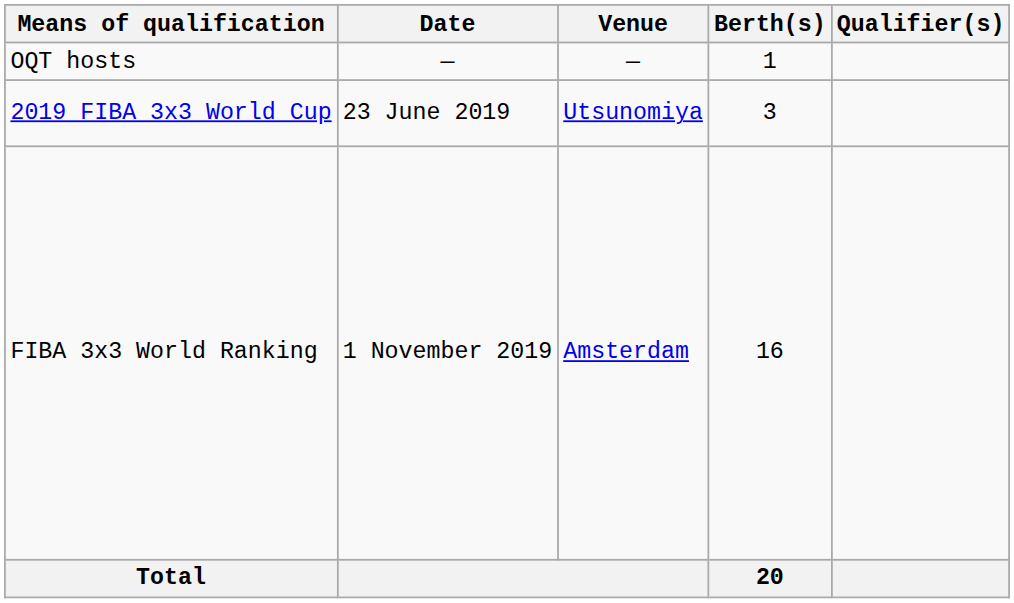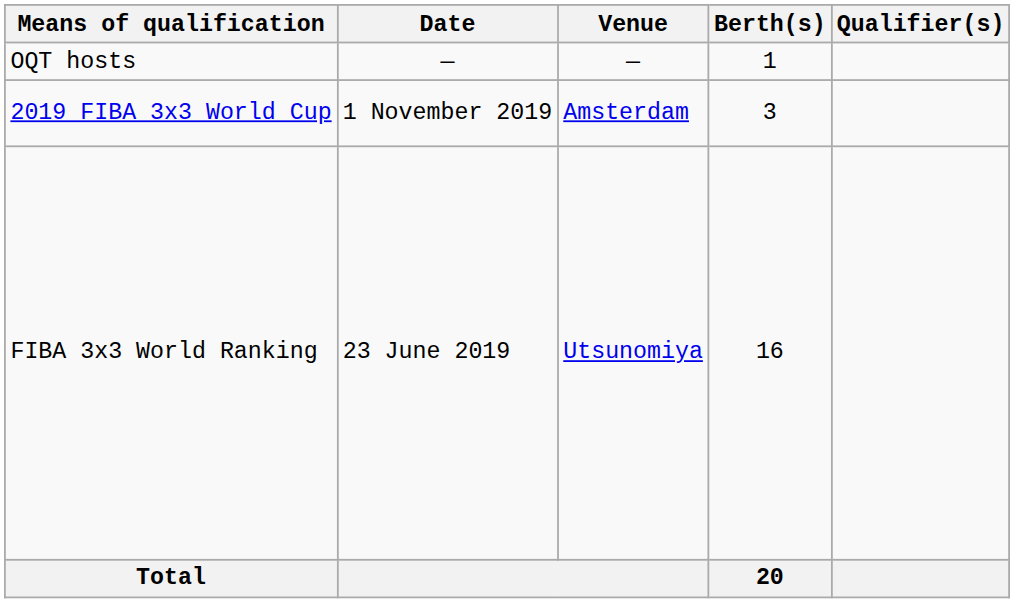(426, 113) 23 June 2019 -> (447, 113) 1 November 2019
(633, 113) Utsunomiya -> (626, 113) Amsterdam
(447, 352) 1 November 2019 -> (426, 352) 23 June 2019
(626, 352) Amsterdam -> (633, 352) Utsunomiya
